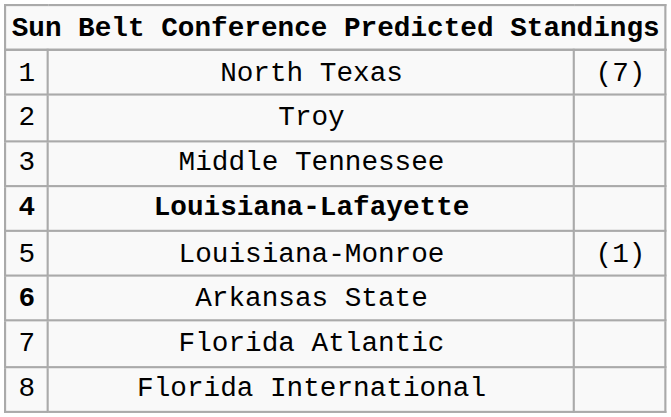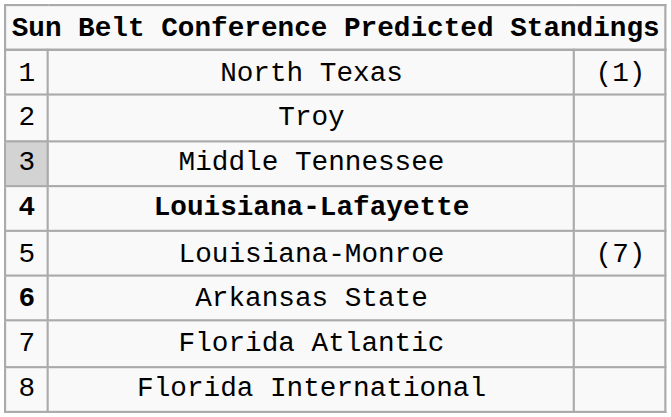(620, 73) (7) -> (620, 73) (1)
(27, 163) no background -> (27, 163) lightgrey background
(620, 253) (1) -> (620, 253) (7)
